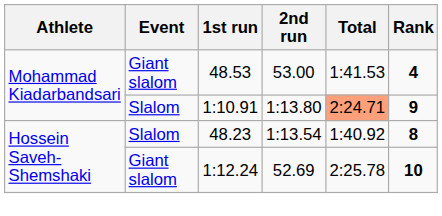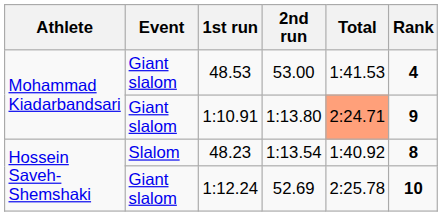(154, 108) Slalom -> (153, 117) Giant slalom
